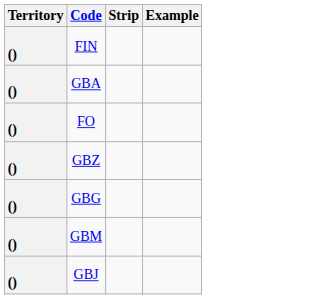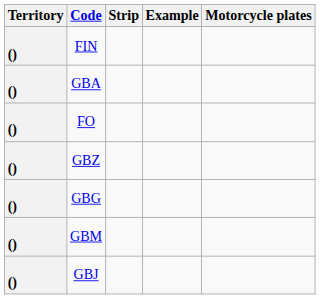+ column: (258, 15)
